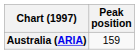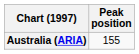(111, 40) 159 -> (111, 40) 155
